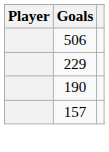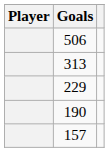+ row: (75, 64)
